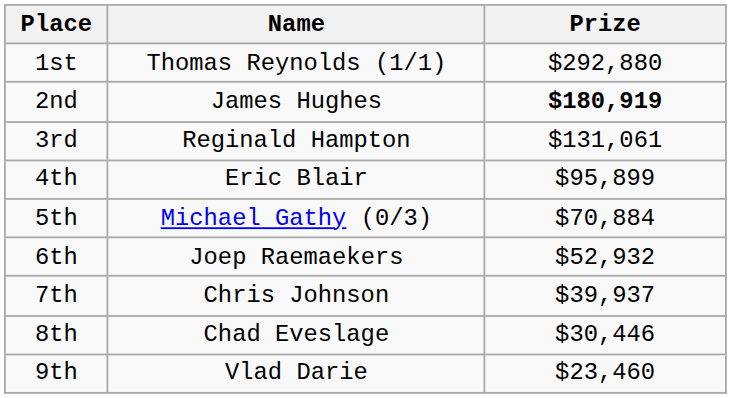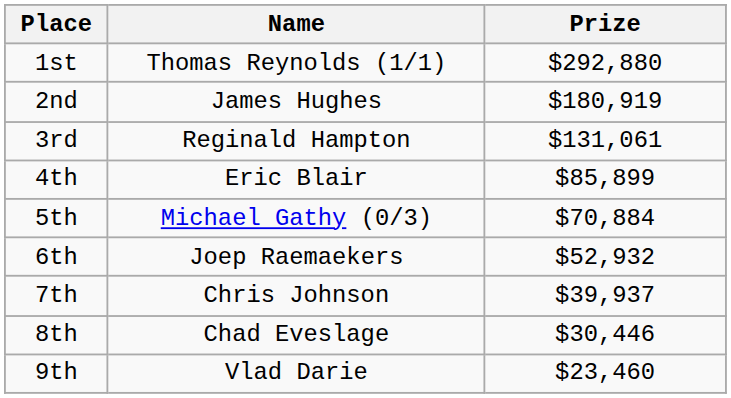(605, 102) bold -> (605, 102) normal
(605, 179) $95,899 -> (605, 179) $85,899
